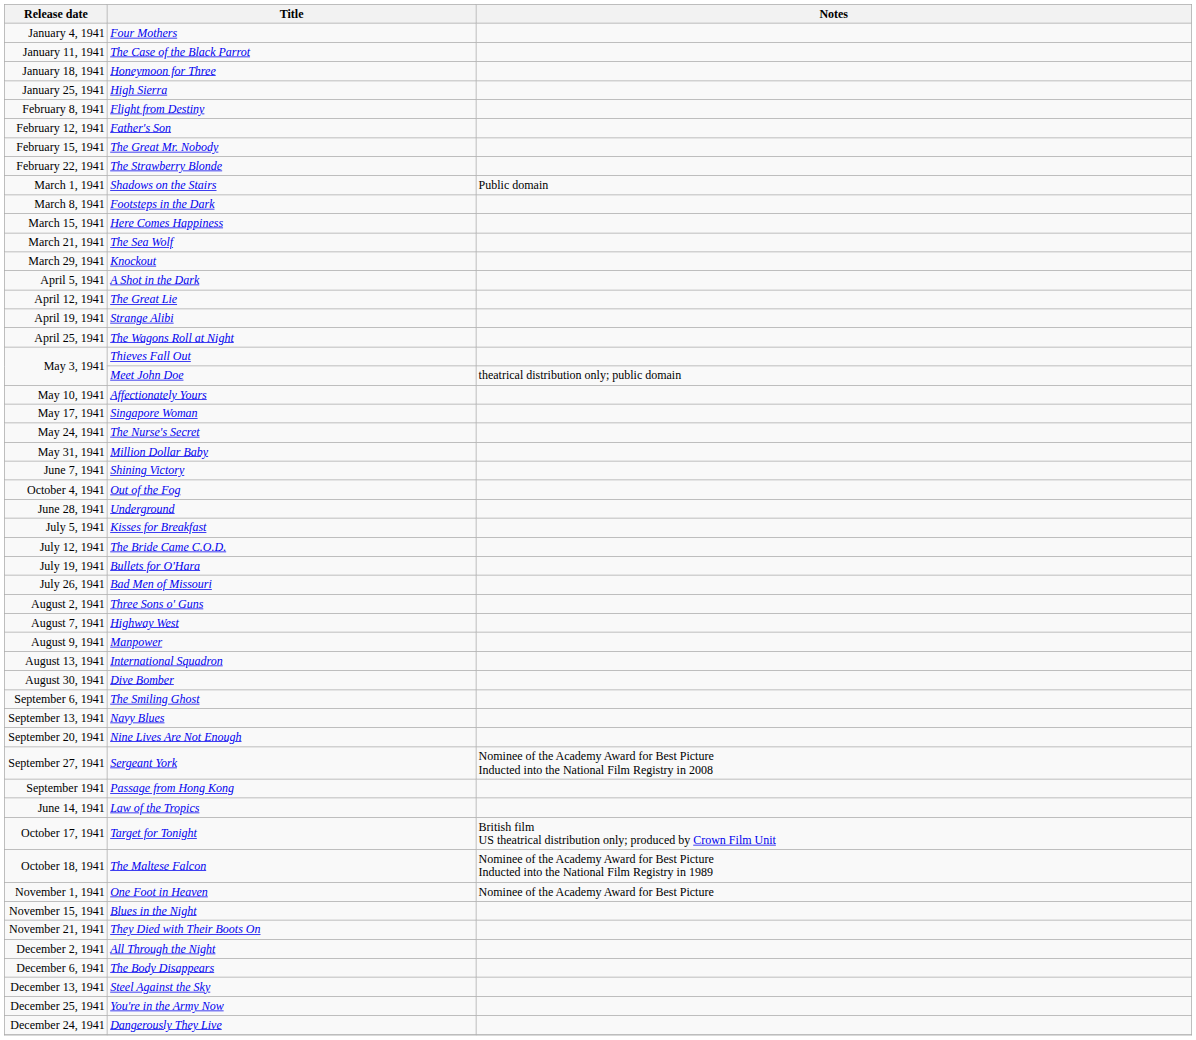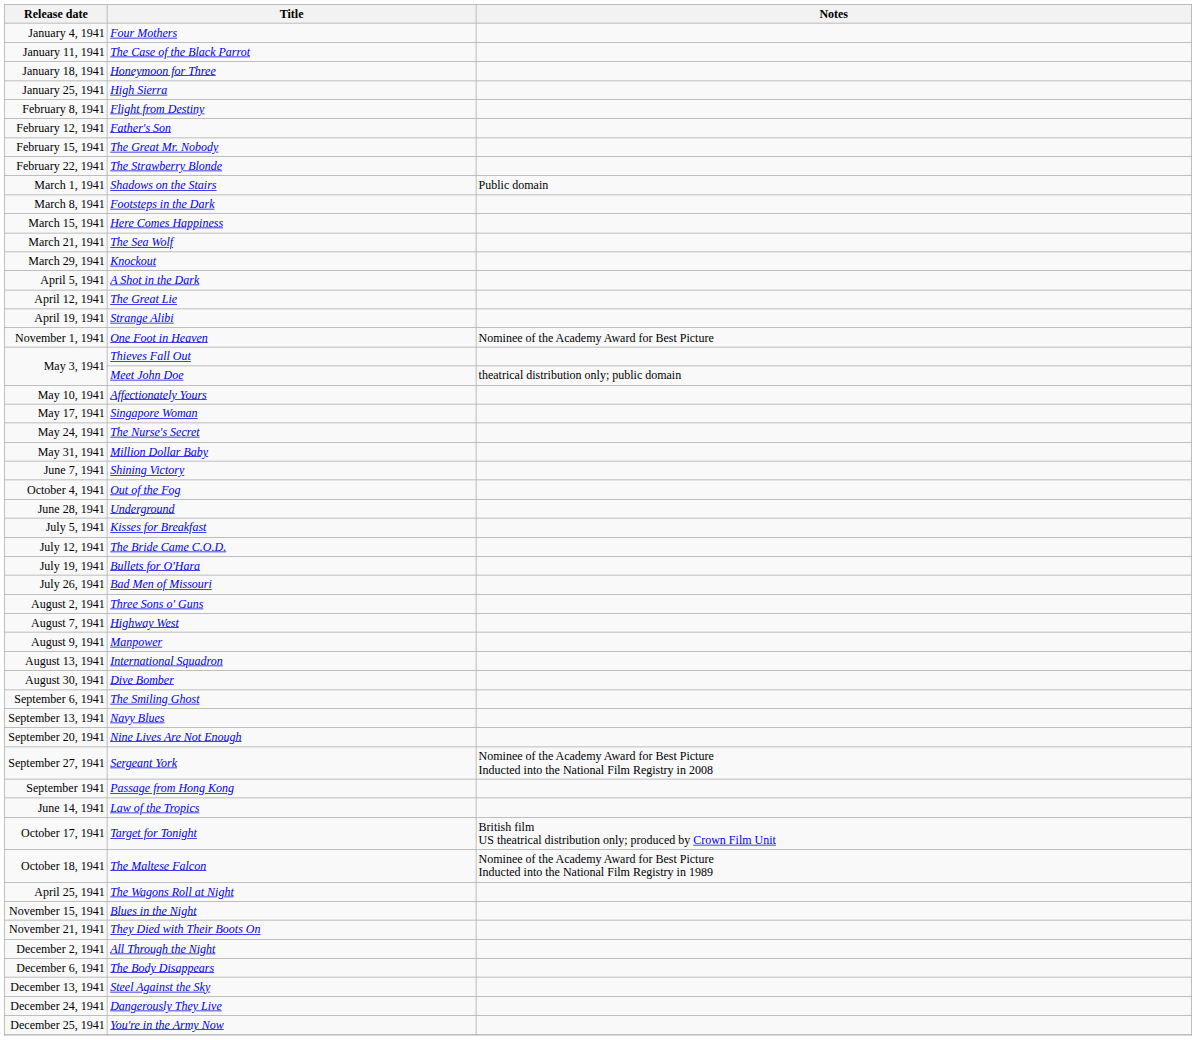rows swapped: (172, 337) <-> (159, 891)
rows swapped: (166, 1025) <-> (167, 1006)
